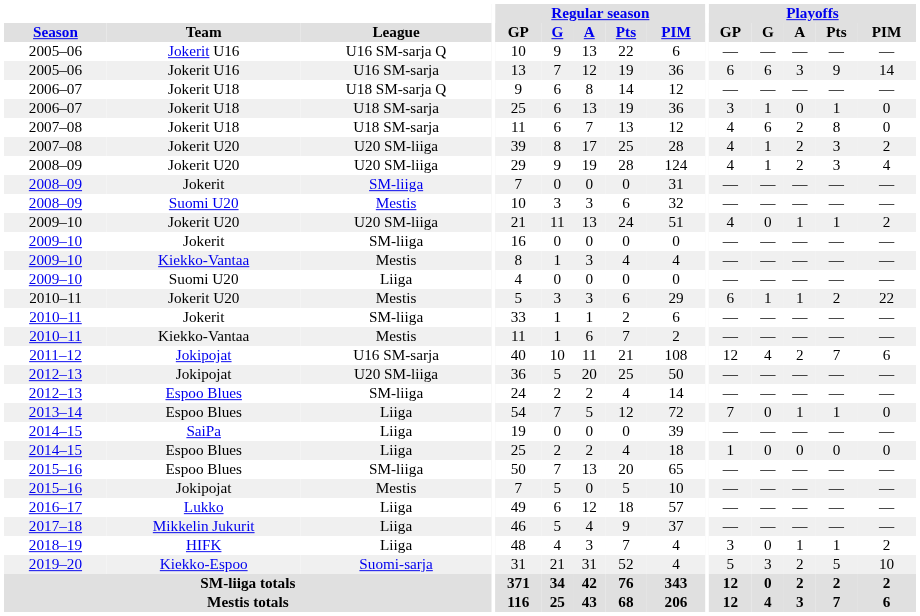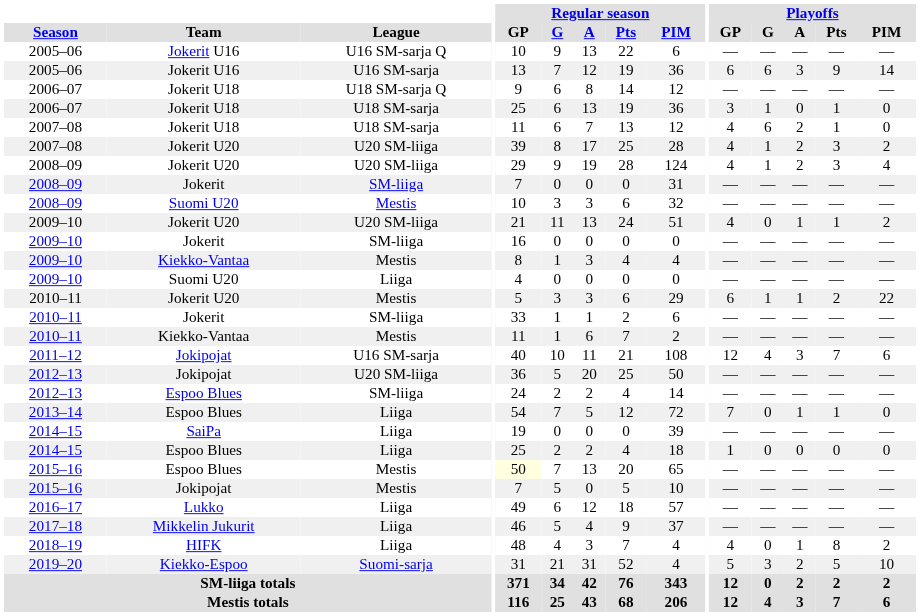(836, 127) 8 -> (836, 127) 1
(800, 355) 2 -> (800, 355) 3
(396, 469) SM-liiga -> (396, 469) Mestis
(518, 469) no background -> (518, 469) lightyellow background
(730, 545) 3 -> (730, 545) 4
(836, 545) 1 -> (836, 545) 8
